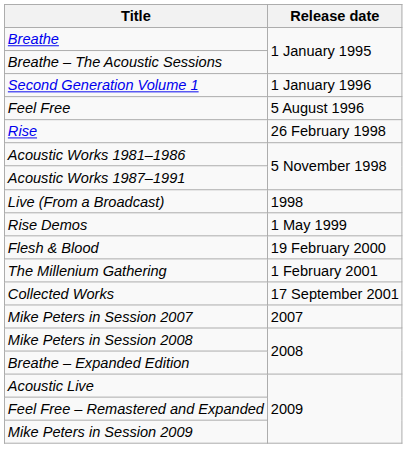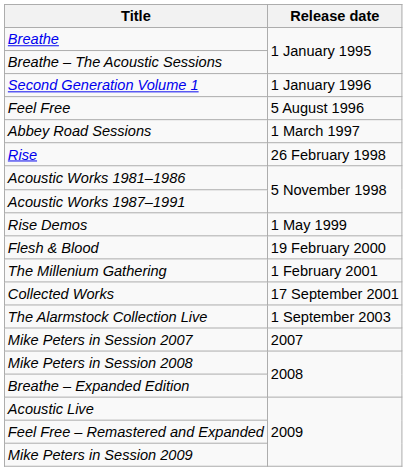+ row: (80, 132)
- row: (86, 201)
+ row: (108, 317)
